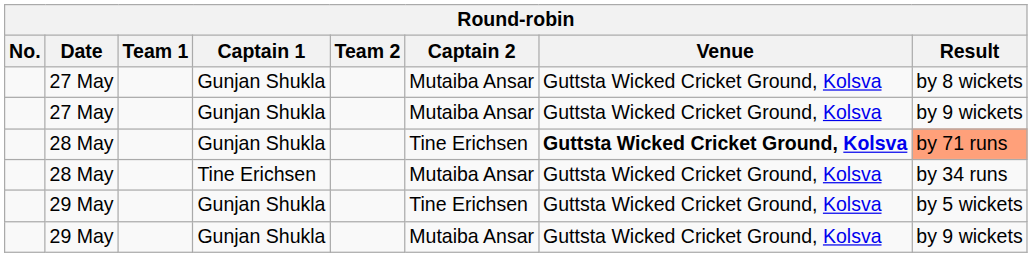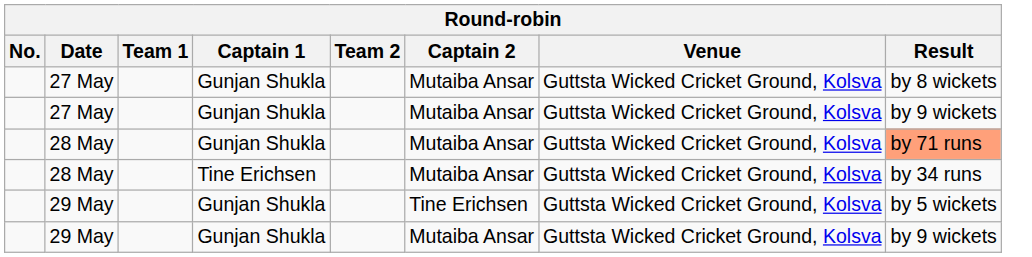(469, 143) Tine Erichsen -> (472, 143) Mutaiba Ansar
(725, 143) bold -> (712, 143) normal
